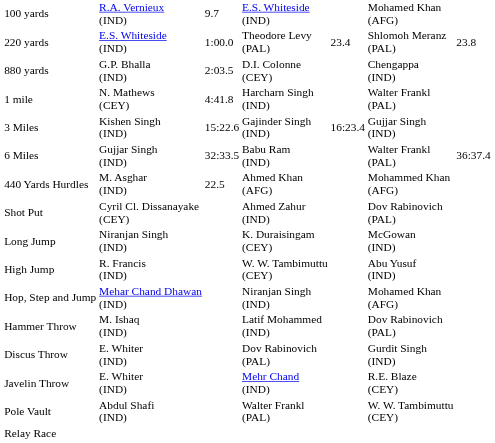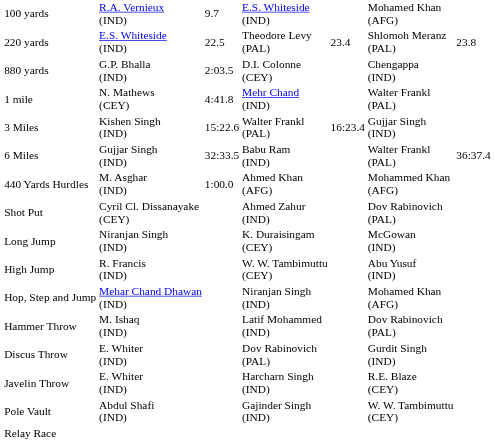(219, 42) 1:00.0 -> (215, 42) 22.5
(278, 99) Harcharn Singh (IND) -> (271, 99) Mehr Chand (IND)
(277, 127) Gajinder Singh (IND) -> (273, 127) Walter Frankl (PAL)
(215, 184) 22.5 -> (219, 184) 1:00.0
(271, 383) Mehr Chand (IND) -> (278, 383) Harcharn Singh (IND)
(273, 411) Walter Frankl (PAL) -> (277, 411) Gajinder Singh (IND)
